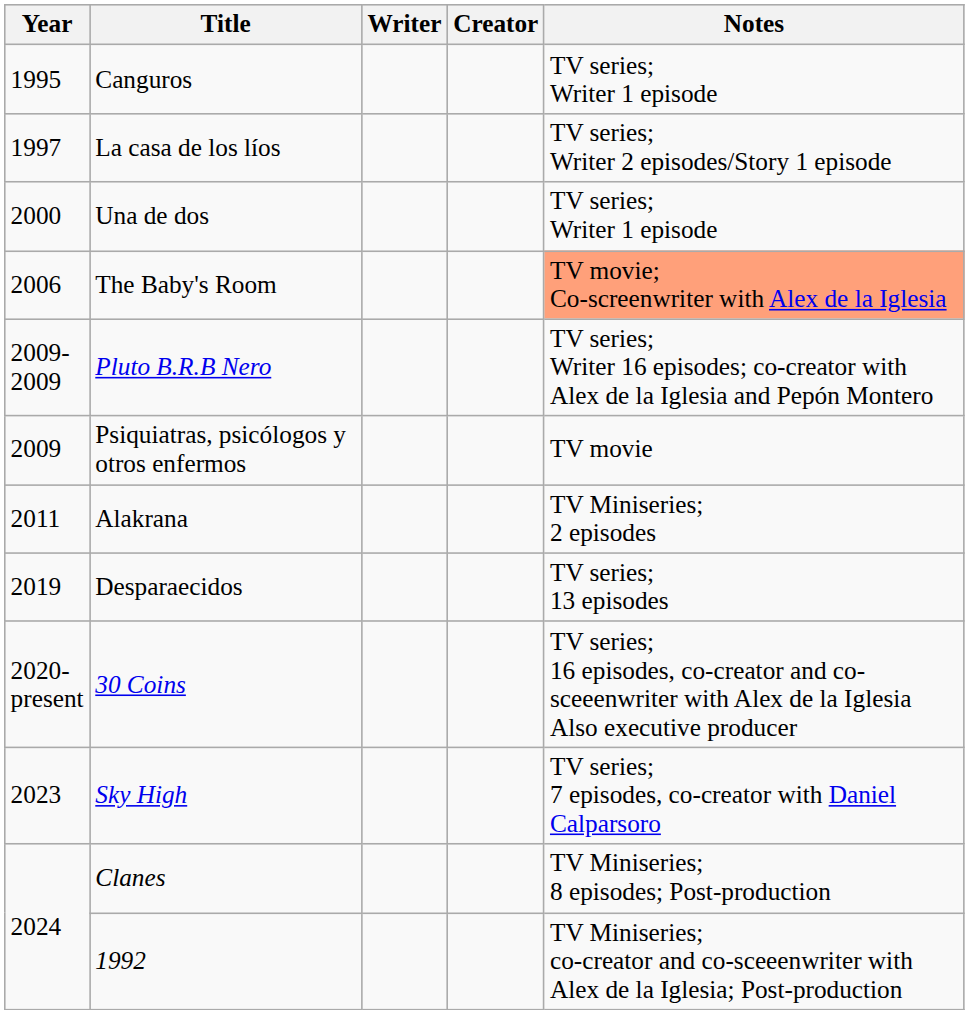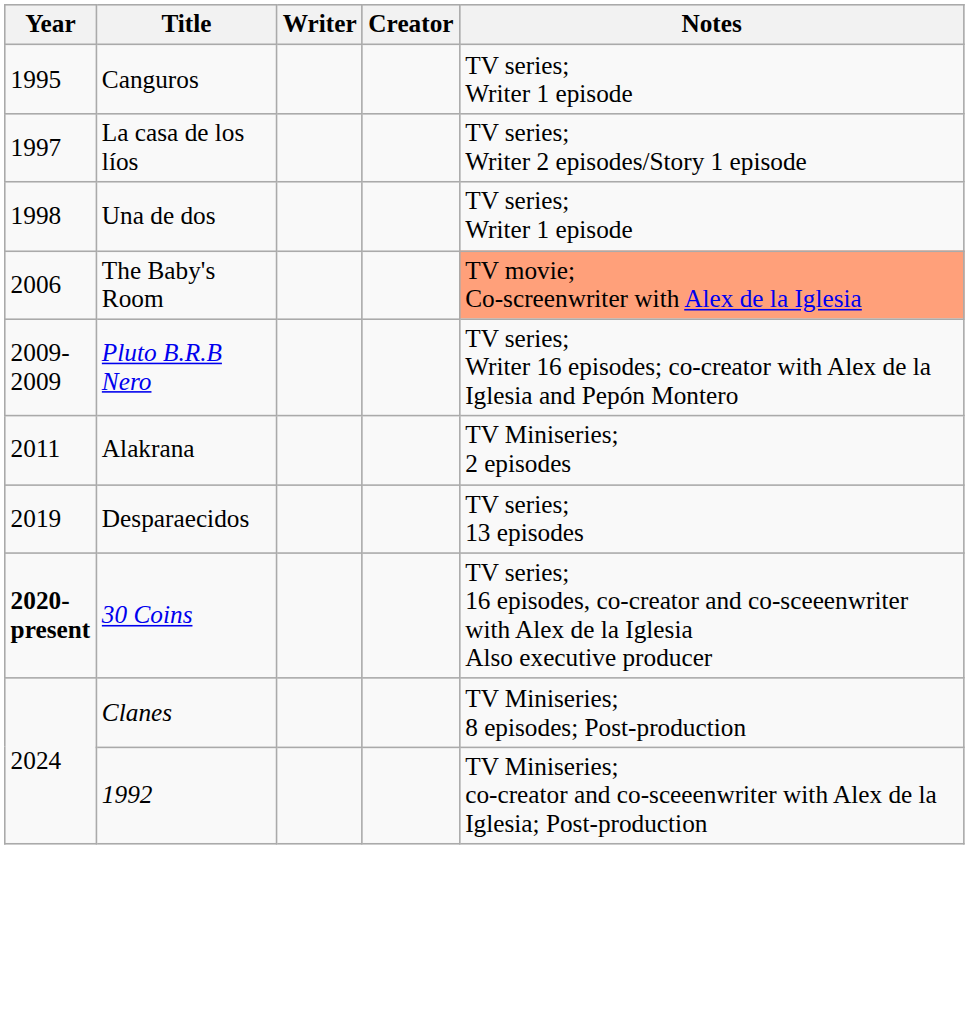(36, 215) 2000 -> (36, 215) 1998
- row: (221, 449)
(47, 683) normal -> (50, 615) bold
- row: (141, 795)
